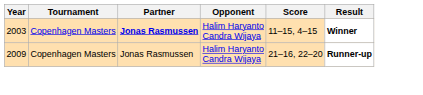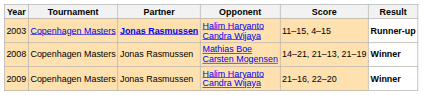(342, 31) Winner -> (393, 31) Runner-up
+ row: (16, 55)
(349, 55) Runner-up -> (386, 79) Winner
